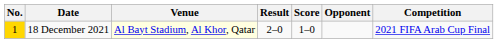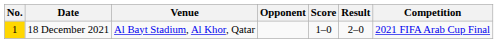columns swapped: (347, 13) <-> (275, 13)
(185, 30) lightyellow background -> (185, 30) no background
